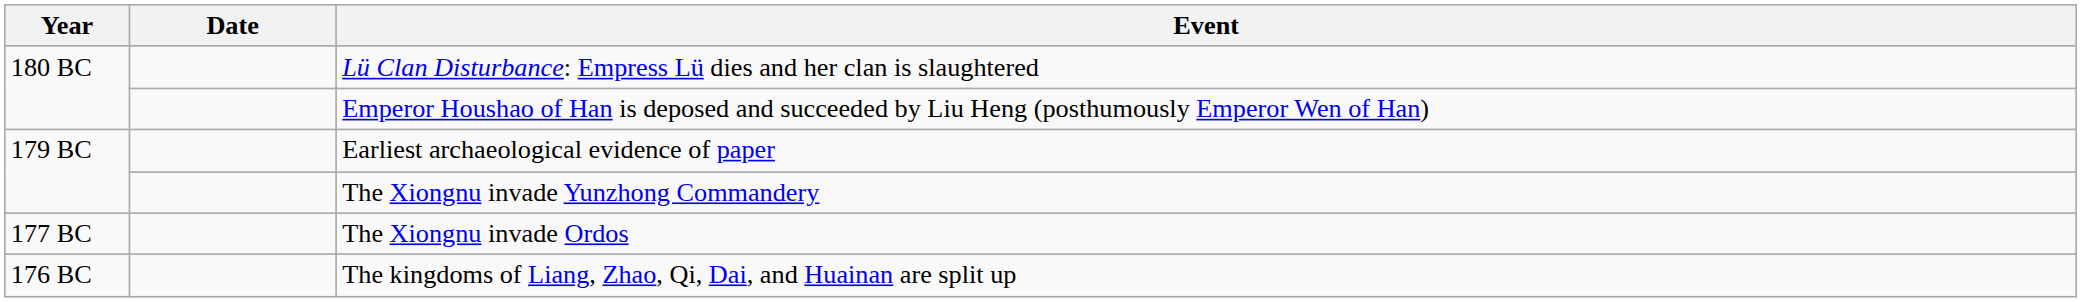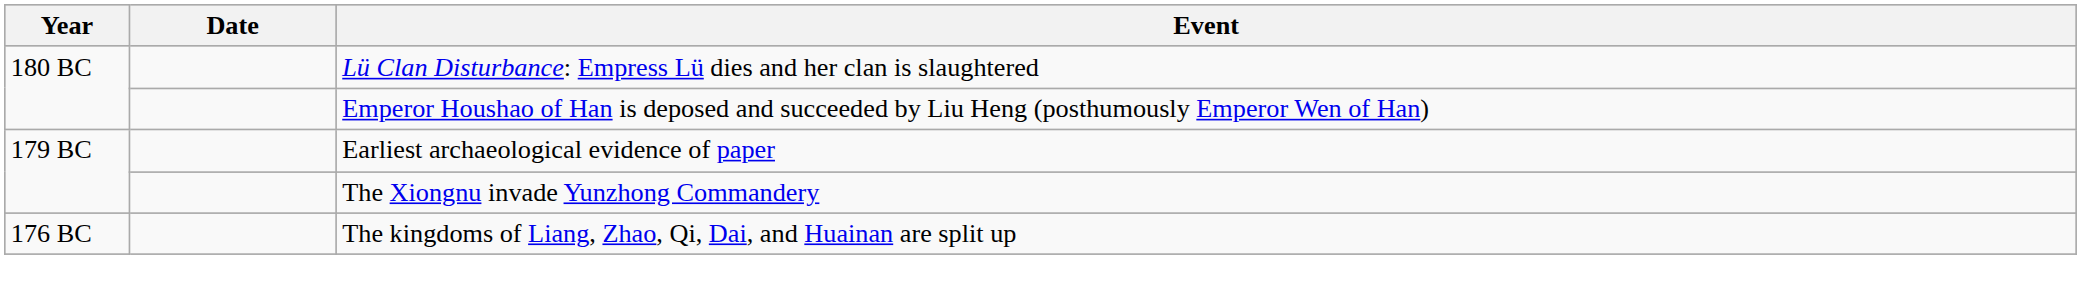- row: (485, 233)
